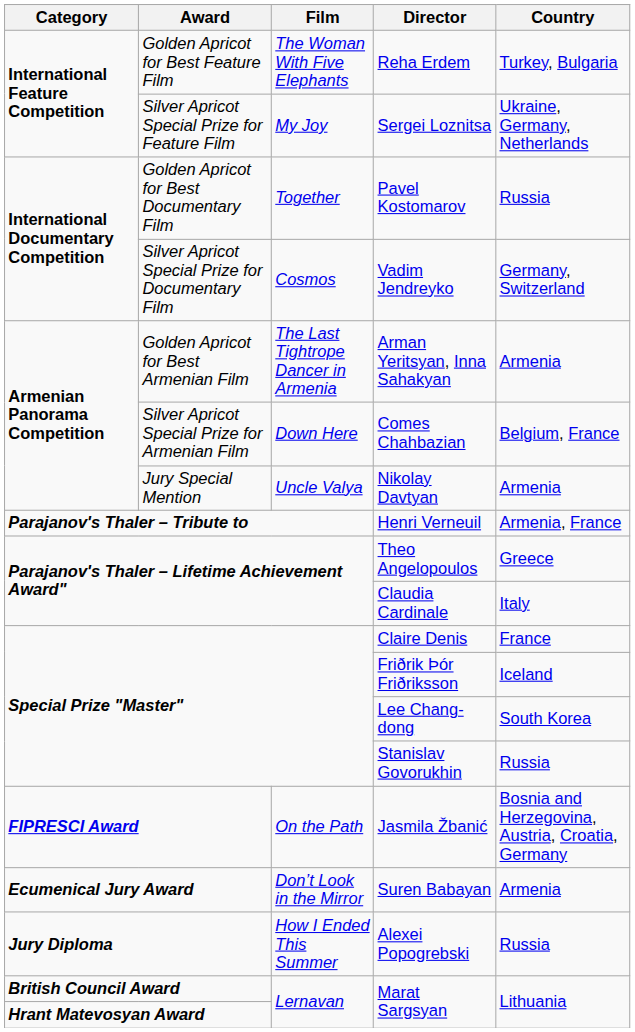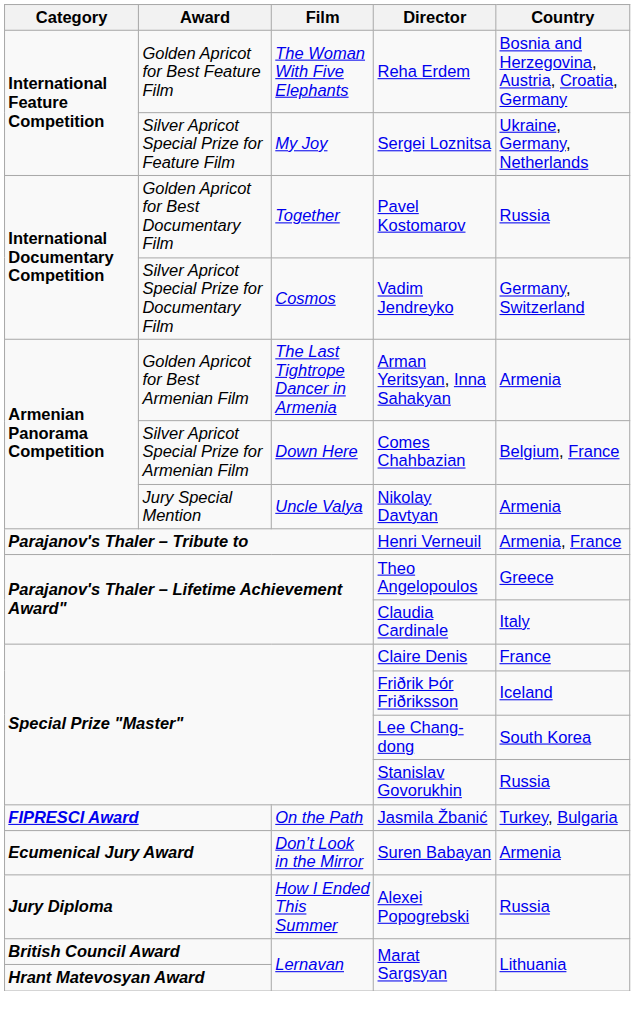(559, 62) Turkey, Bulgaria -> (559, 71) Bosnia and Herzegovina, Austria, Croatia, Germany
(559, 826) Bosnia and Herzegovina, Austria, Croatia, Germany -> (559, 817) Turkey, Bulgaria
